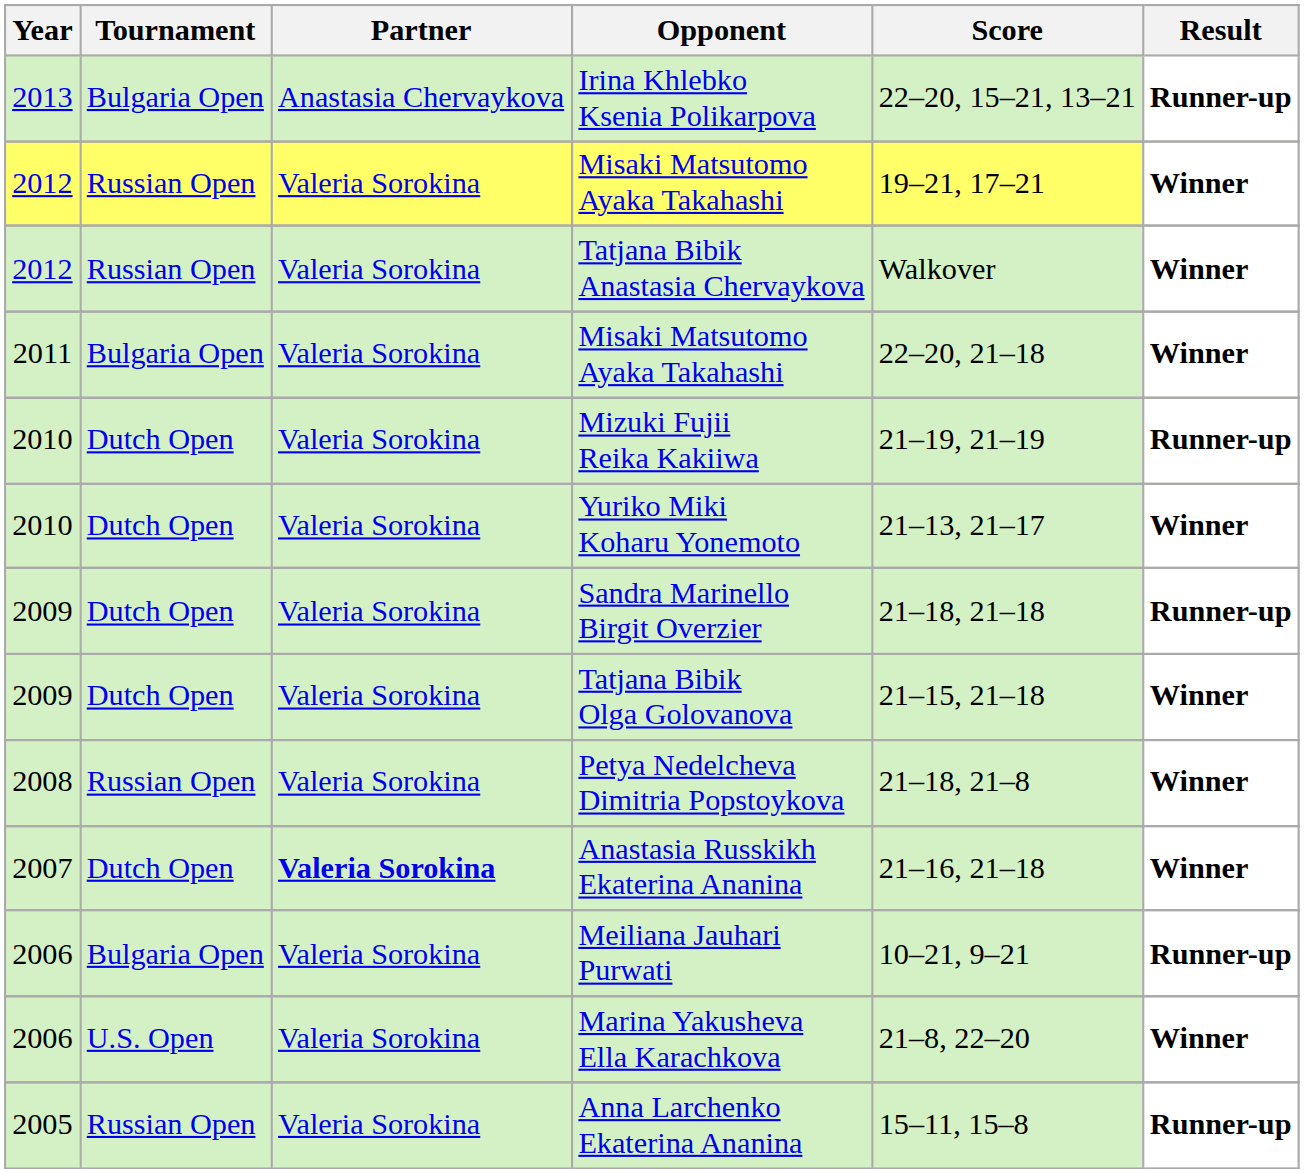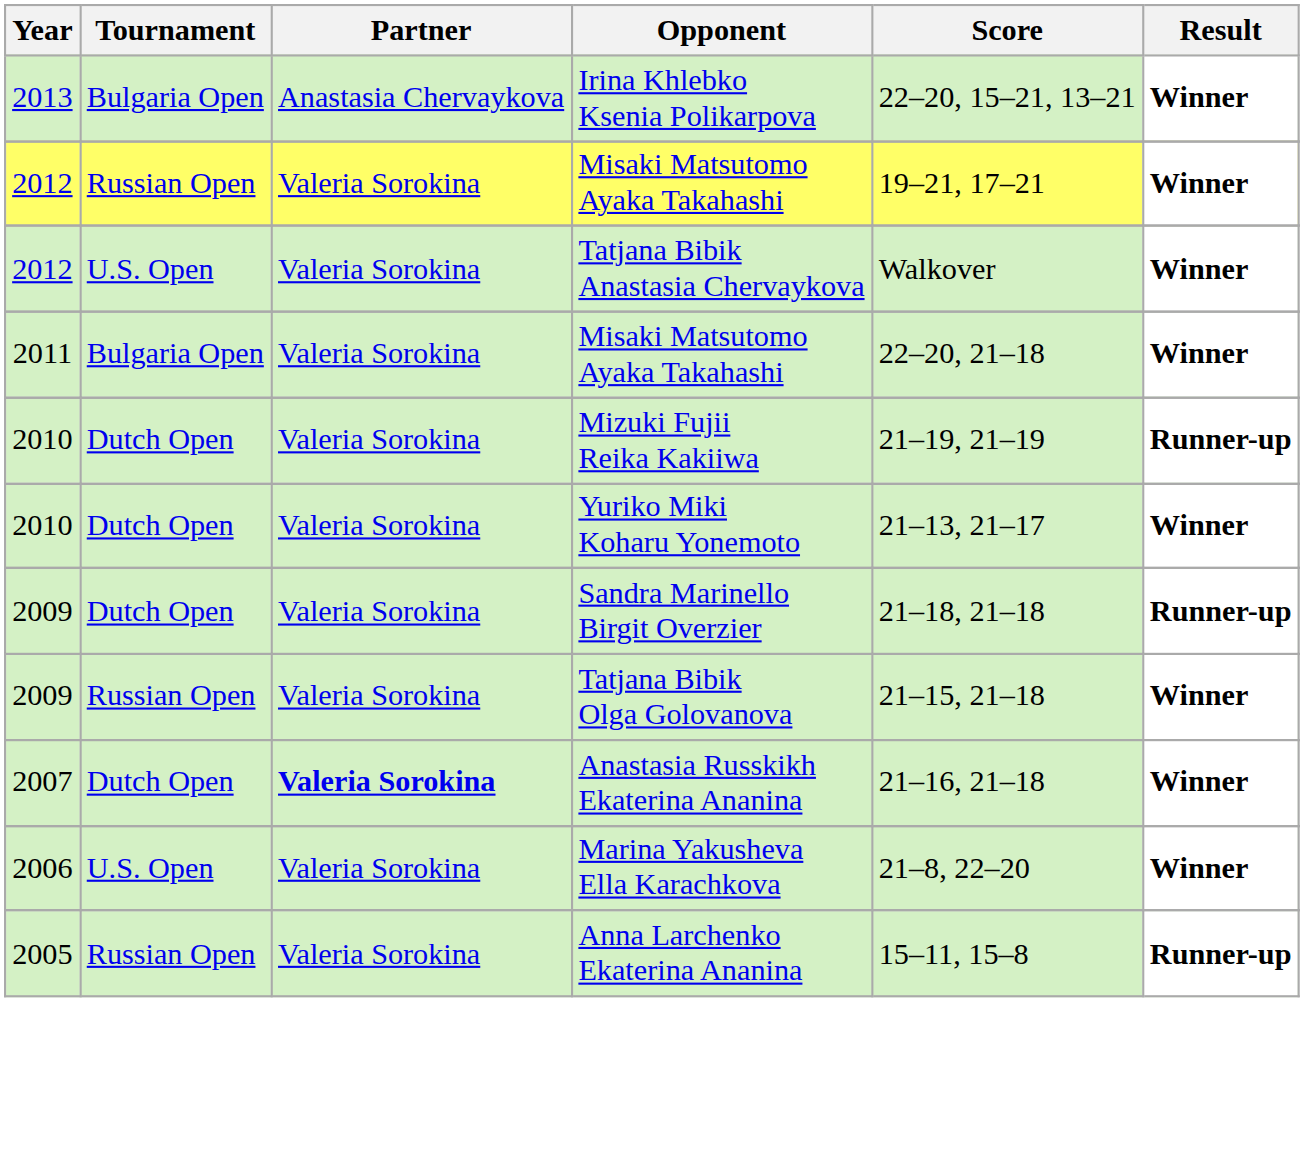(1221, 97) Runner-up -> (1199, 97) Winner
(171, 268) Russian Open -> (150, 268) U.S. Open
(160, 696) Dutch Open -> (171, 696) Russian Open
- row: (42, 782)
- row: (42, 953)
